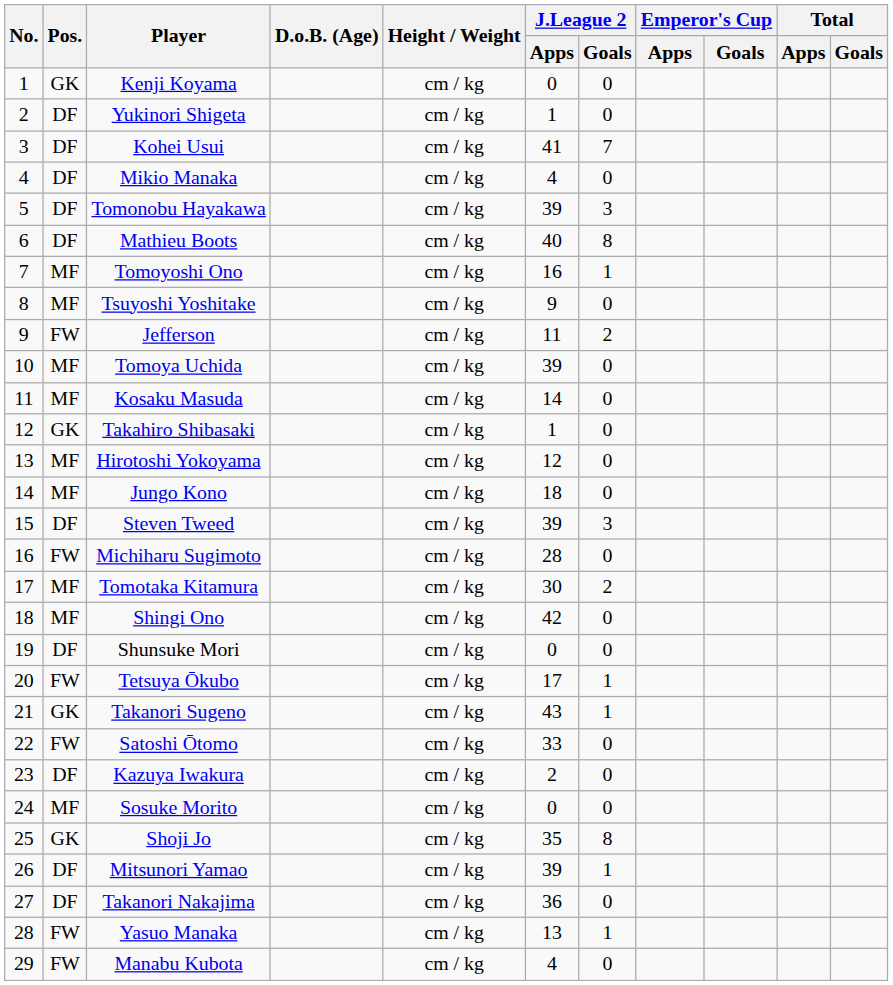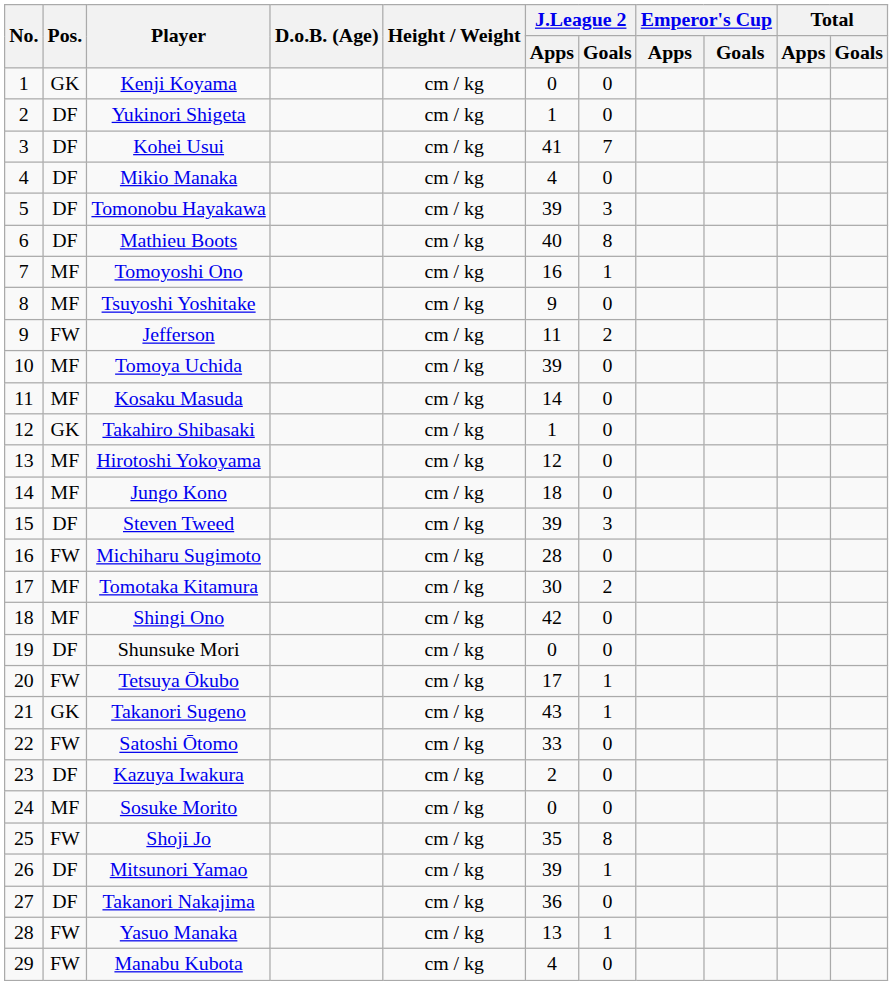(65, 838) GK -> (65, 838) FW
